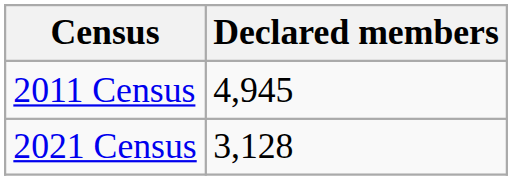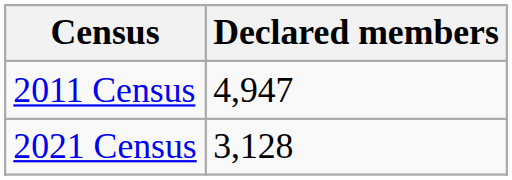(253, 89) 4,945 -> (253, 89) 4,947
